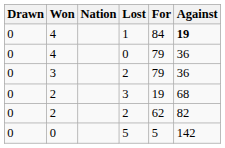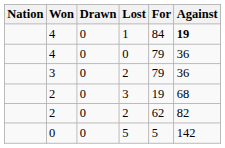columns swapped: (99, 14) <-> (26, 14)
